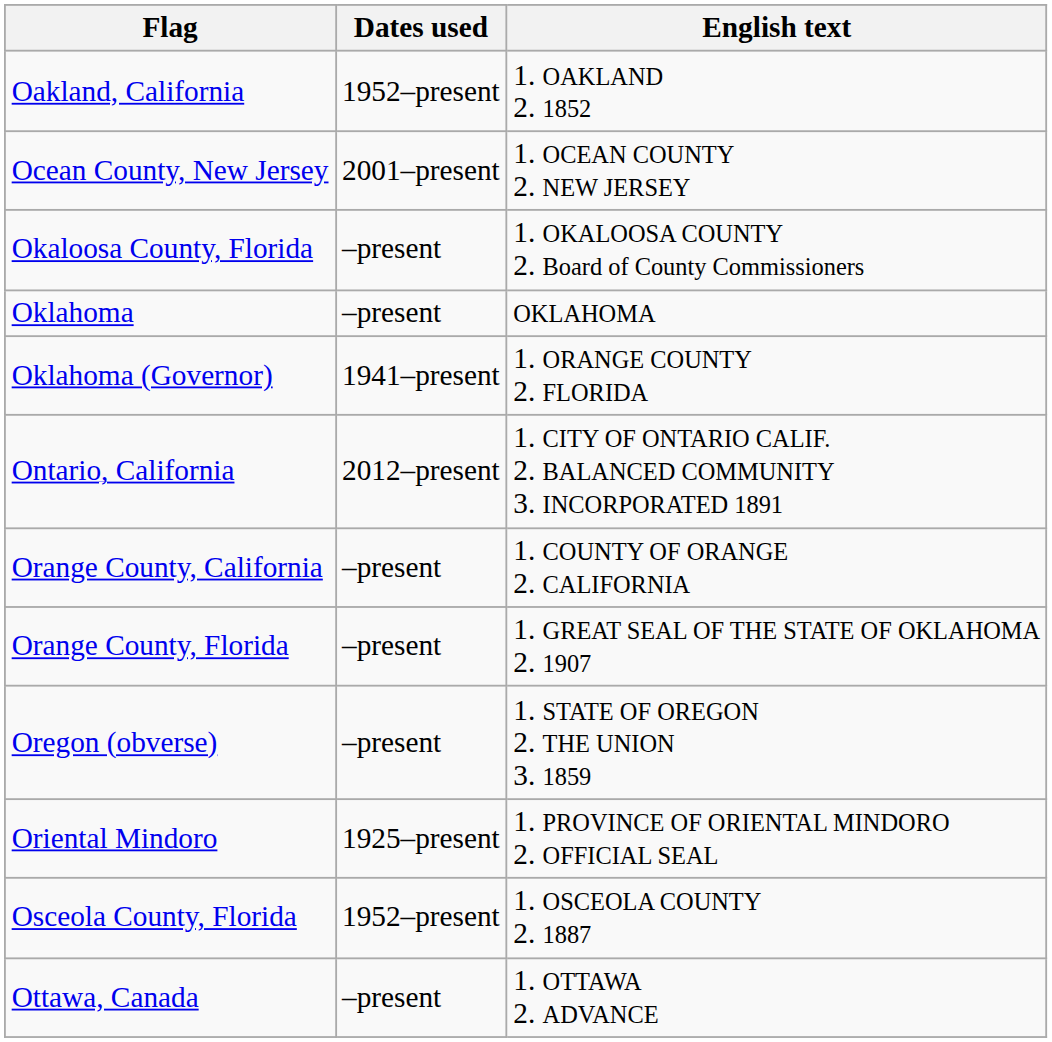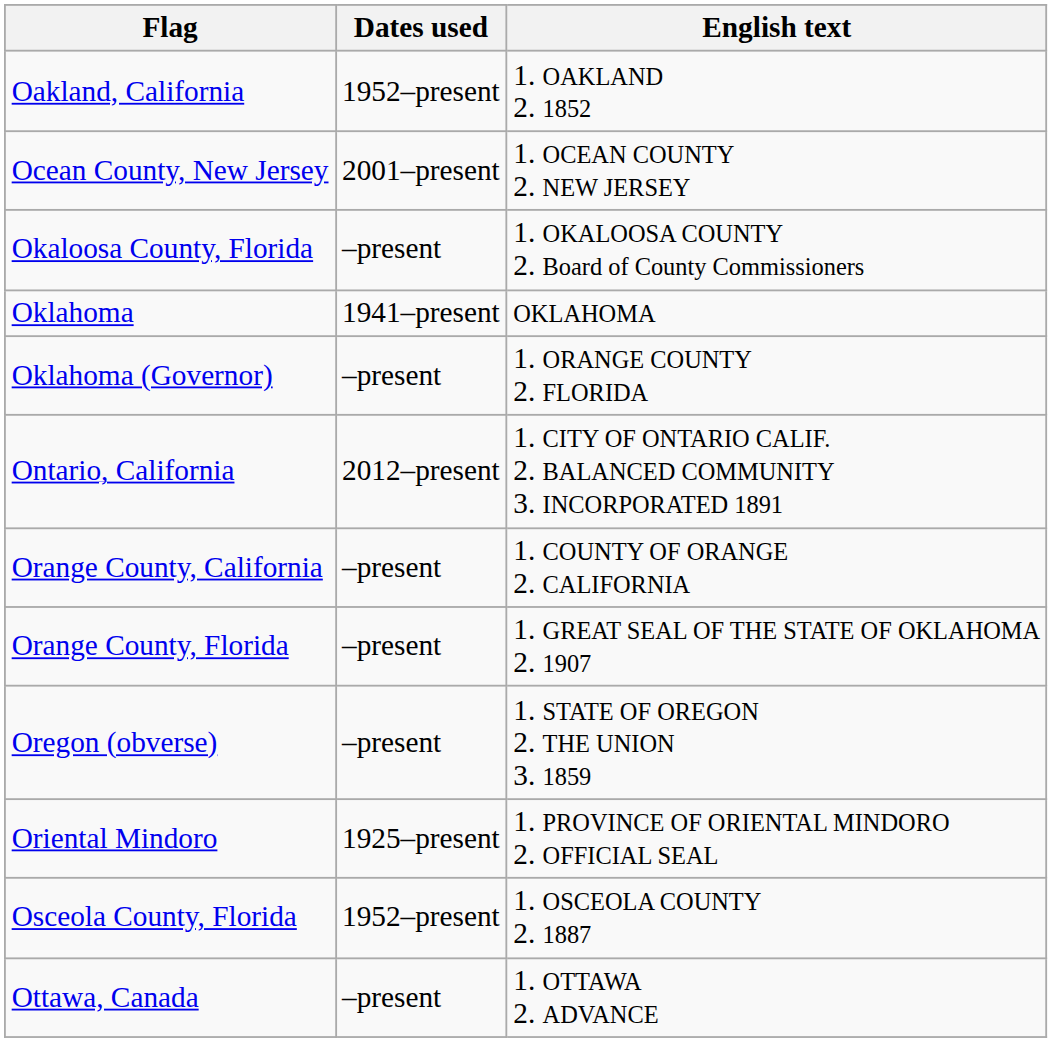(392, 312) –present -> (421, 312) 1941–present
(421, 375) 1941–present -> (392, 375) –present
